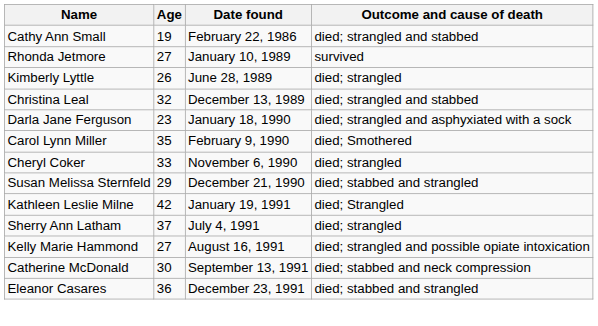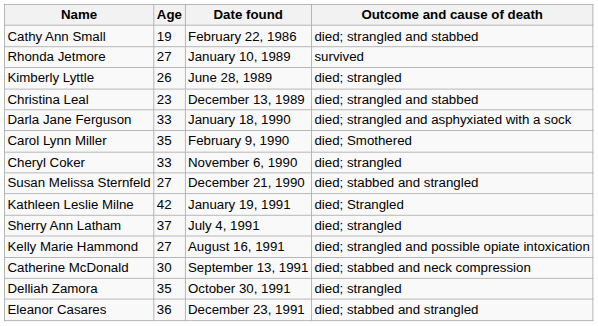(164, 99) 32 -> (164, 99) 23
(164, 120) 23 -> (164, 120) 33
(164, 183) 29 -> (164, 183) 27
+ row: (52, 288)
